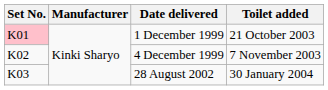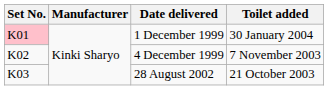(272, 34) 21 October 2003 -> (271, 34) 30 January 2004
(271, 74) 30 January 2004 -> (272, 74) 21 October 2003
